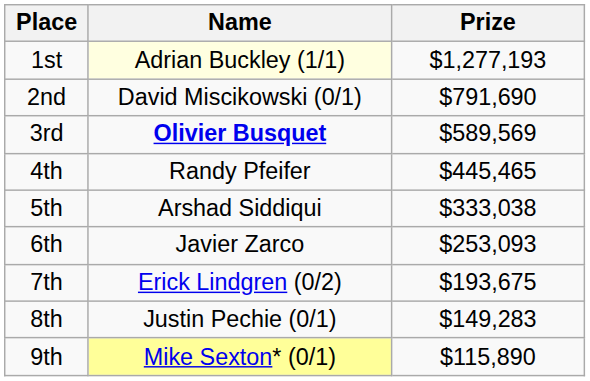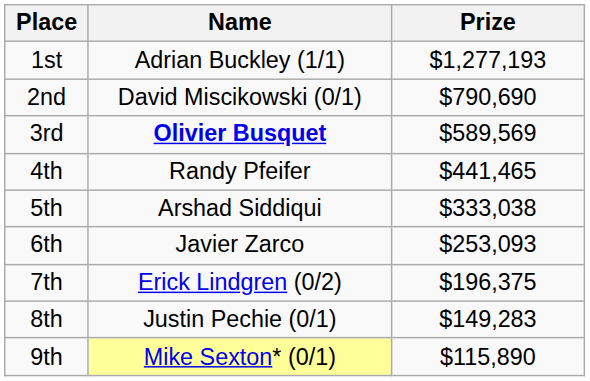(240, 60) lightyellow background -> (240, 60) no background
(488, 97) $791,690 -> (488, 97) $790,690
(488, 171) $445,465 -> (488, 171) $441,465
(488, 282) $193,675 -> (488, 282) $196,375
